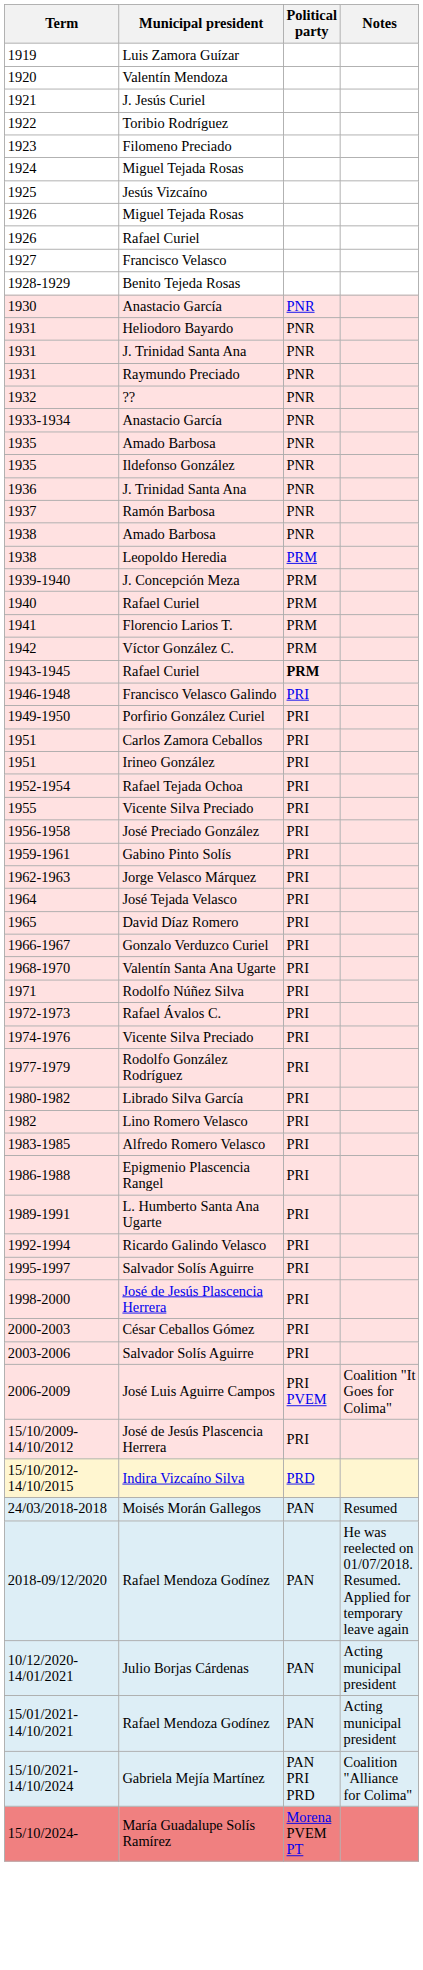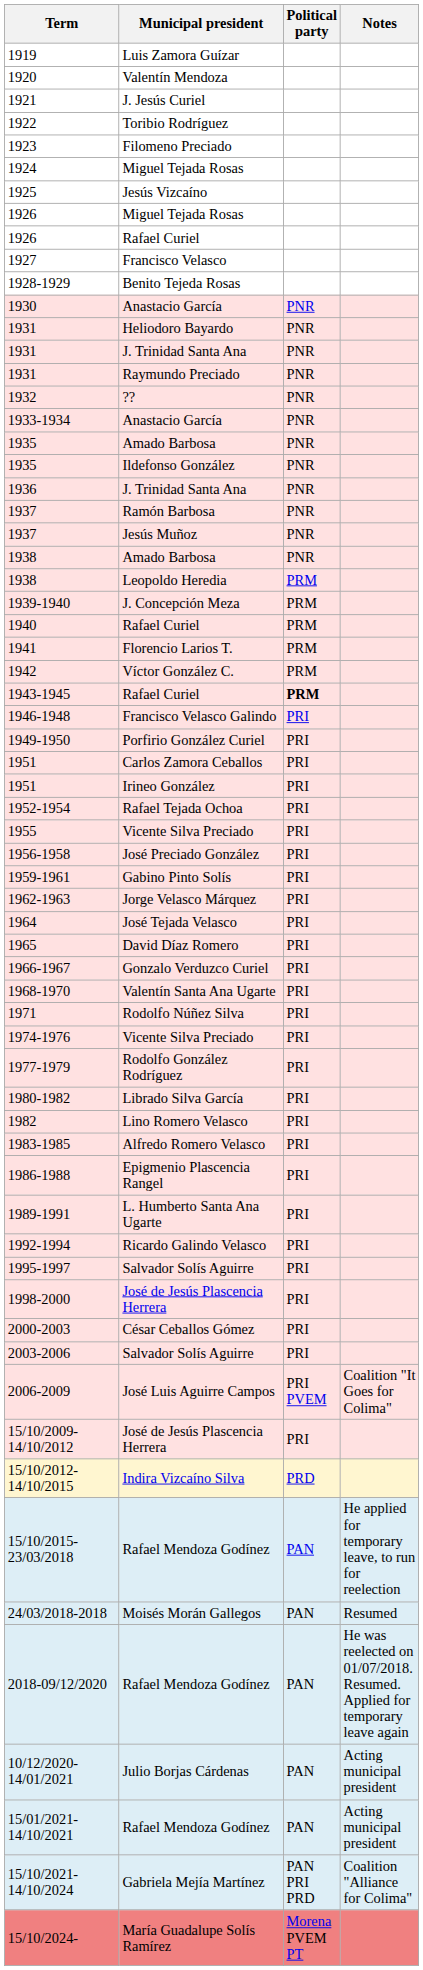+ row: (22, 534)
- row: (39, 1014)
+ row: (43, 1549)
